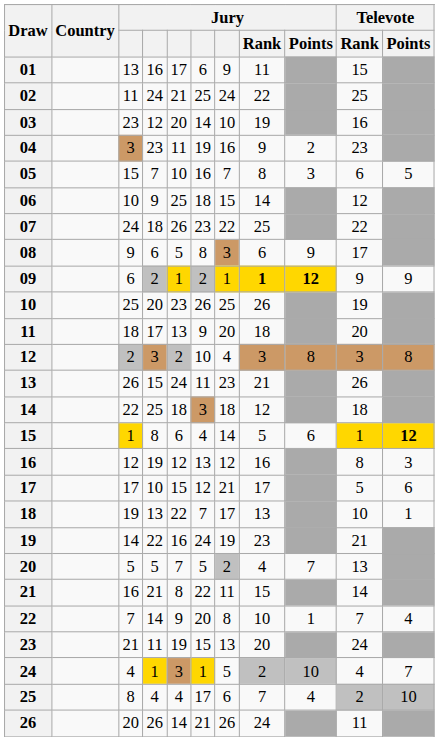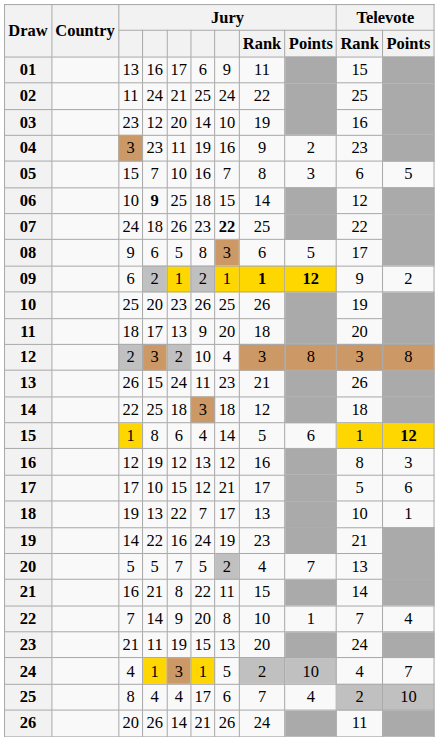(155, 200) normal -> (155, 200) bold
(227, 226) normal -> (227, 226) bold
(311, 252) 9 -> (311, 252) 5
(408, 278) 9 -> (408, 278) 2
